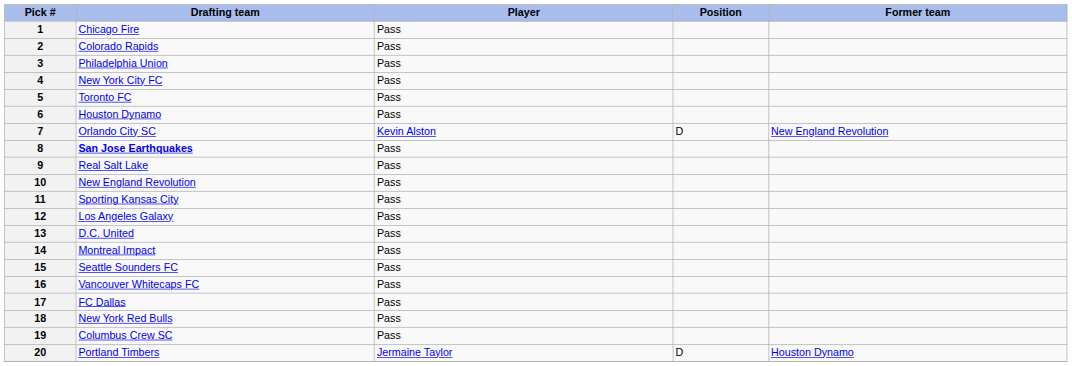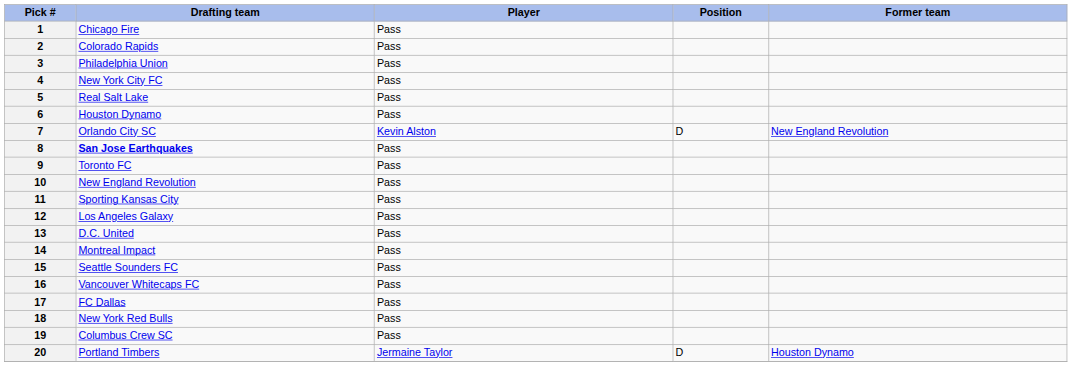(105, 98) Toronto FC -> (113, 98) Real Salt Lake
(113, 166) Real Salt Lake -> (105, 166) Toronto FC
